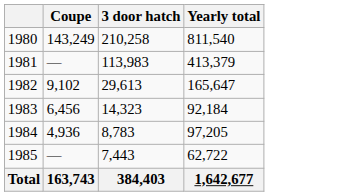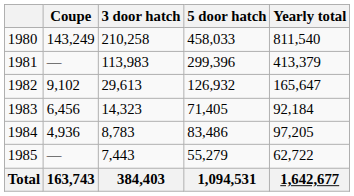+ column: (227, 16)
